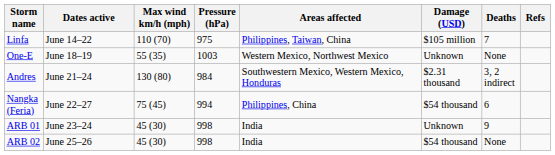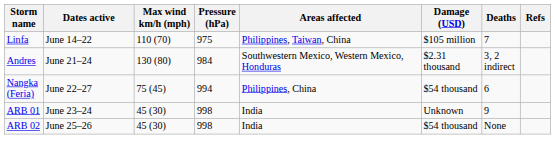- row: (20, 55)
